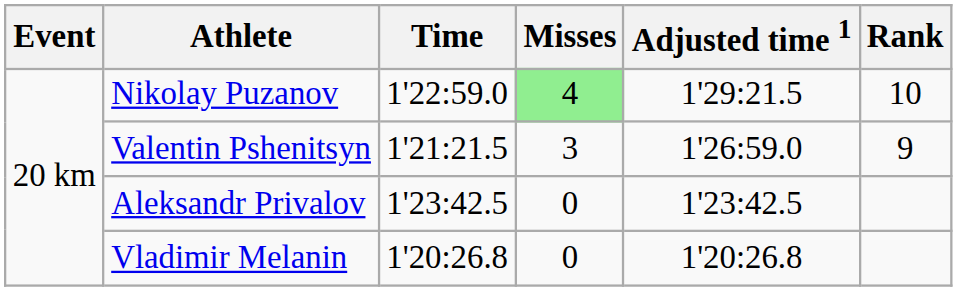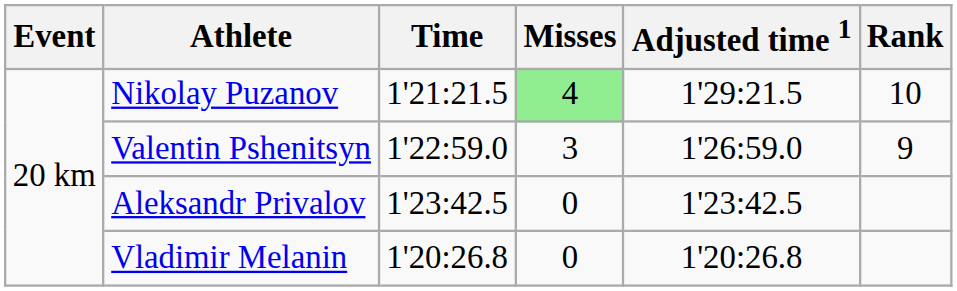(447, 94) 1'22:59.0 -> (447, 94) 1'21:21.5
(447, 148) 1'21:21.5 -> (447, 148) 1'22:59.0
